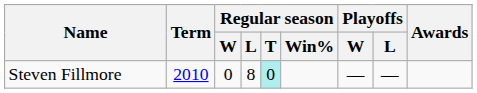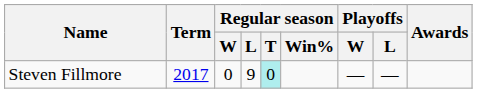(191, 74) 2010 -> (191, 74) 2017
(251, 74) 8 -> (251, 74) 9
